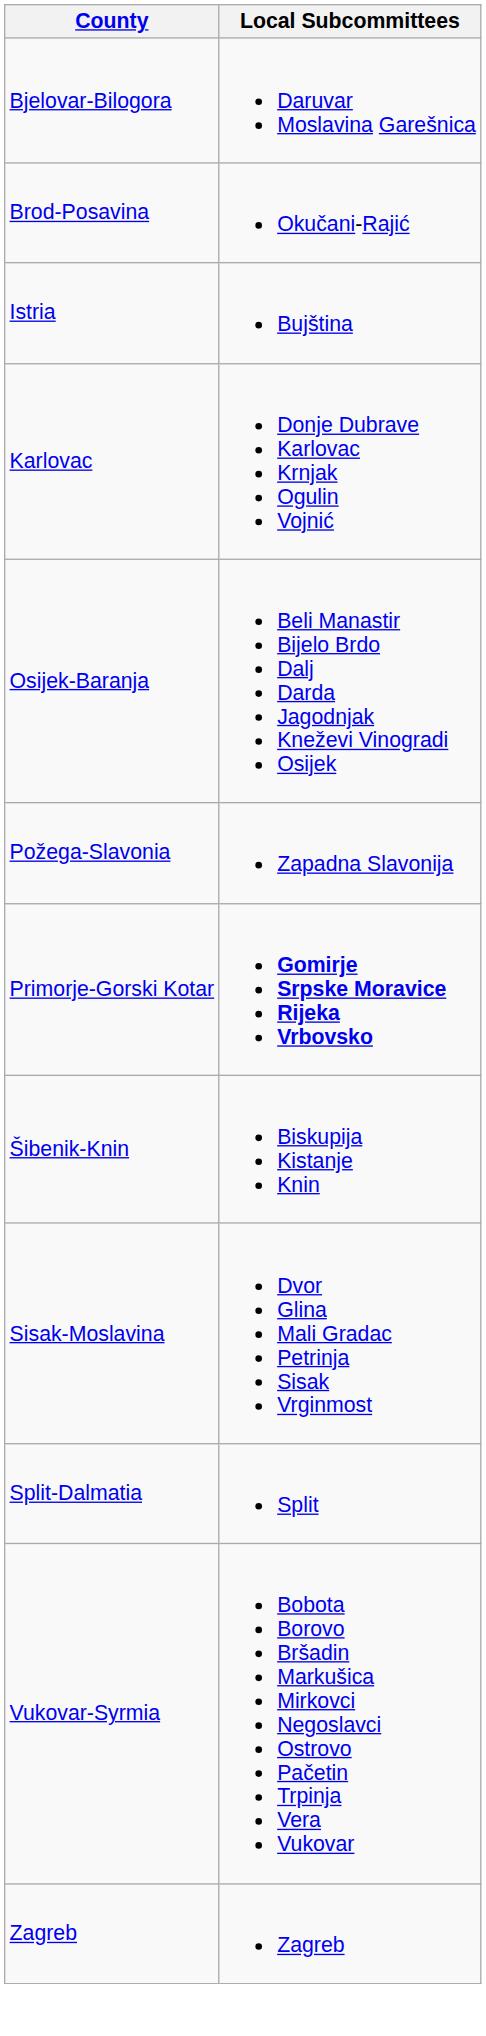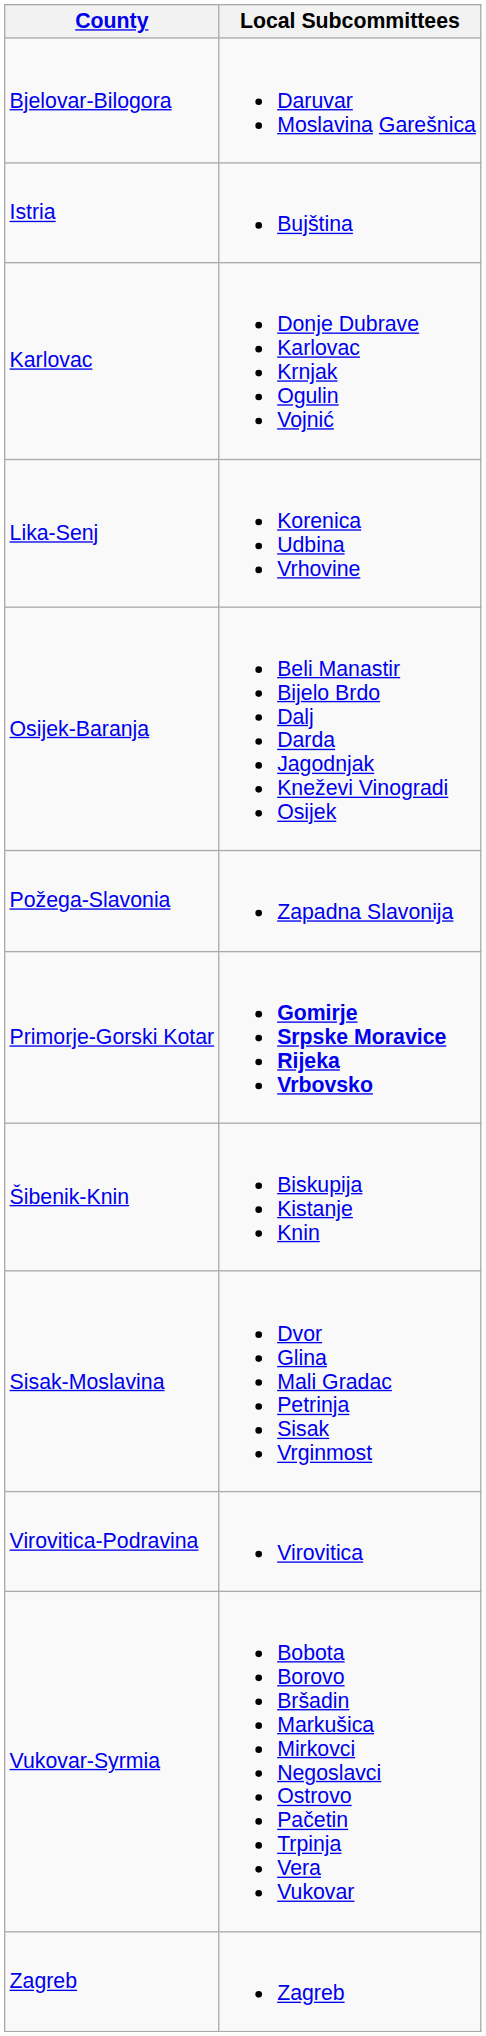- row: (79, 212)
+ row: (54, 532)
- row: (76, 1493)
+ row: (104, 1541)
